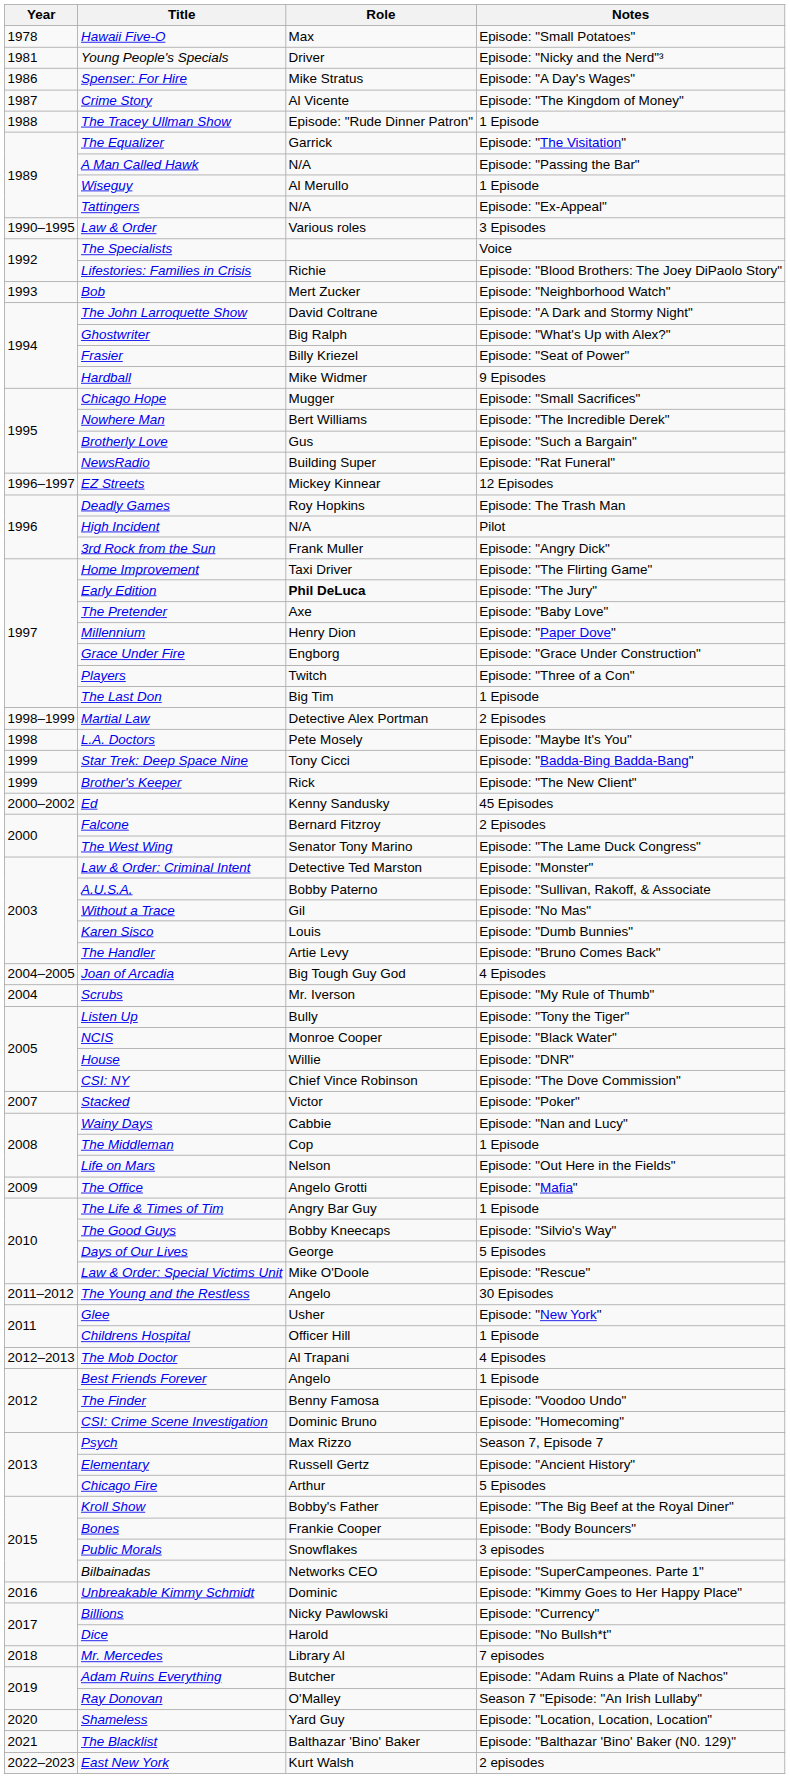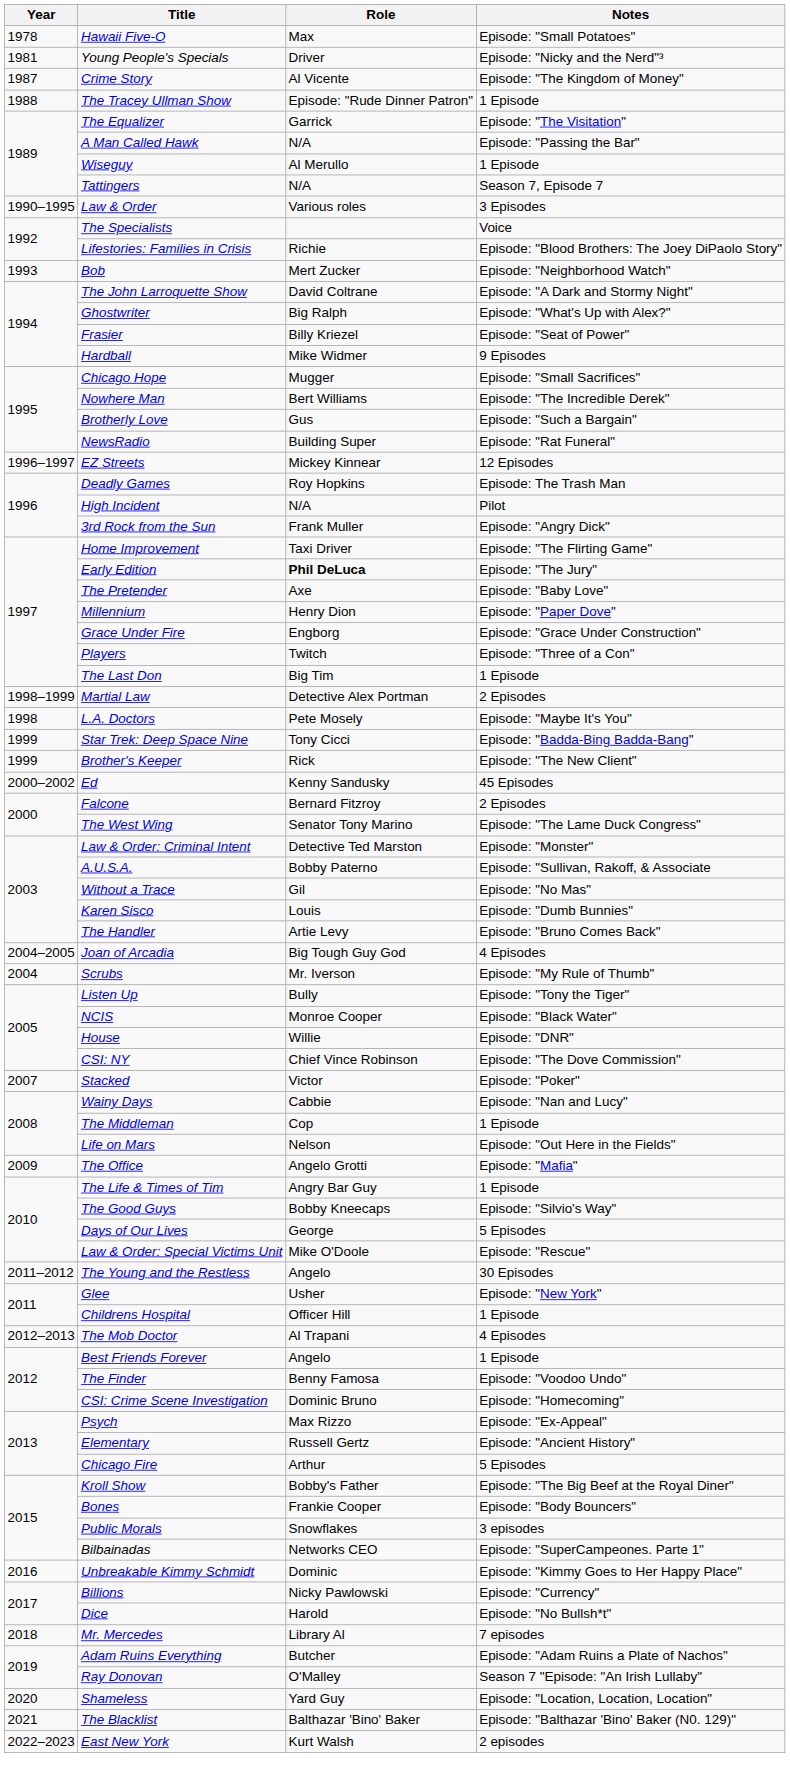- row: (134, 79)
(543, 206) Episode: "Ex-Appeal" -> (541, 185) Season 7, Episode 7
(541, 1443) Season 7, Episode 7 -> (543, 1421) Episode: "Ex-Appeal"
